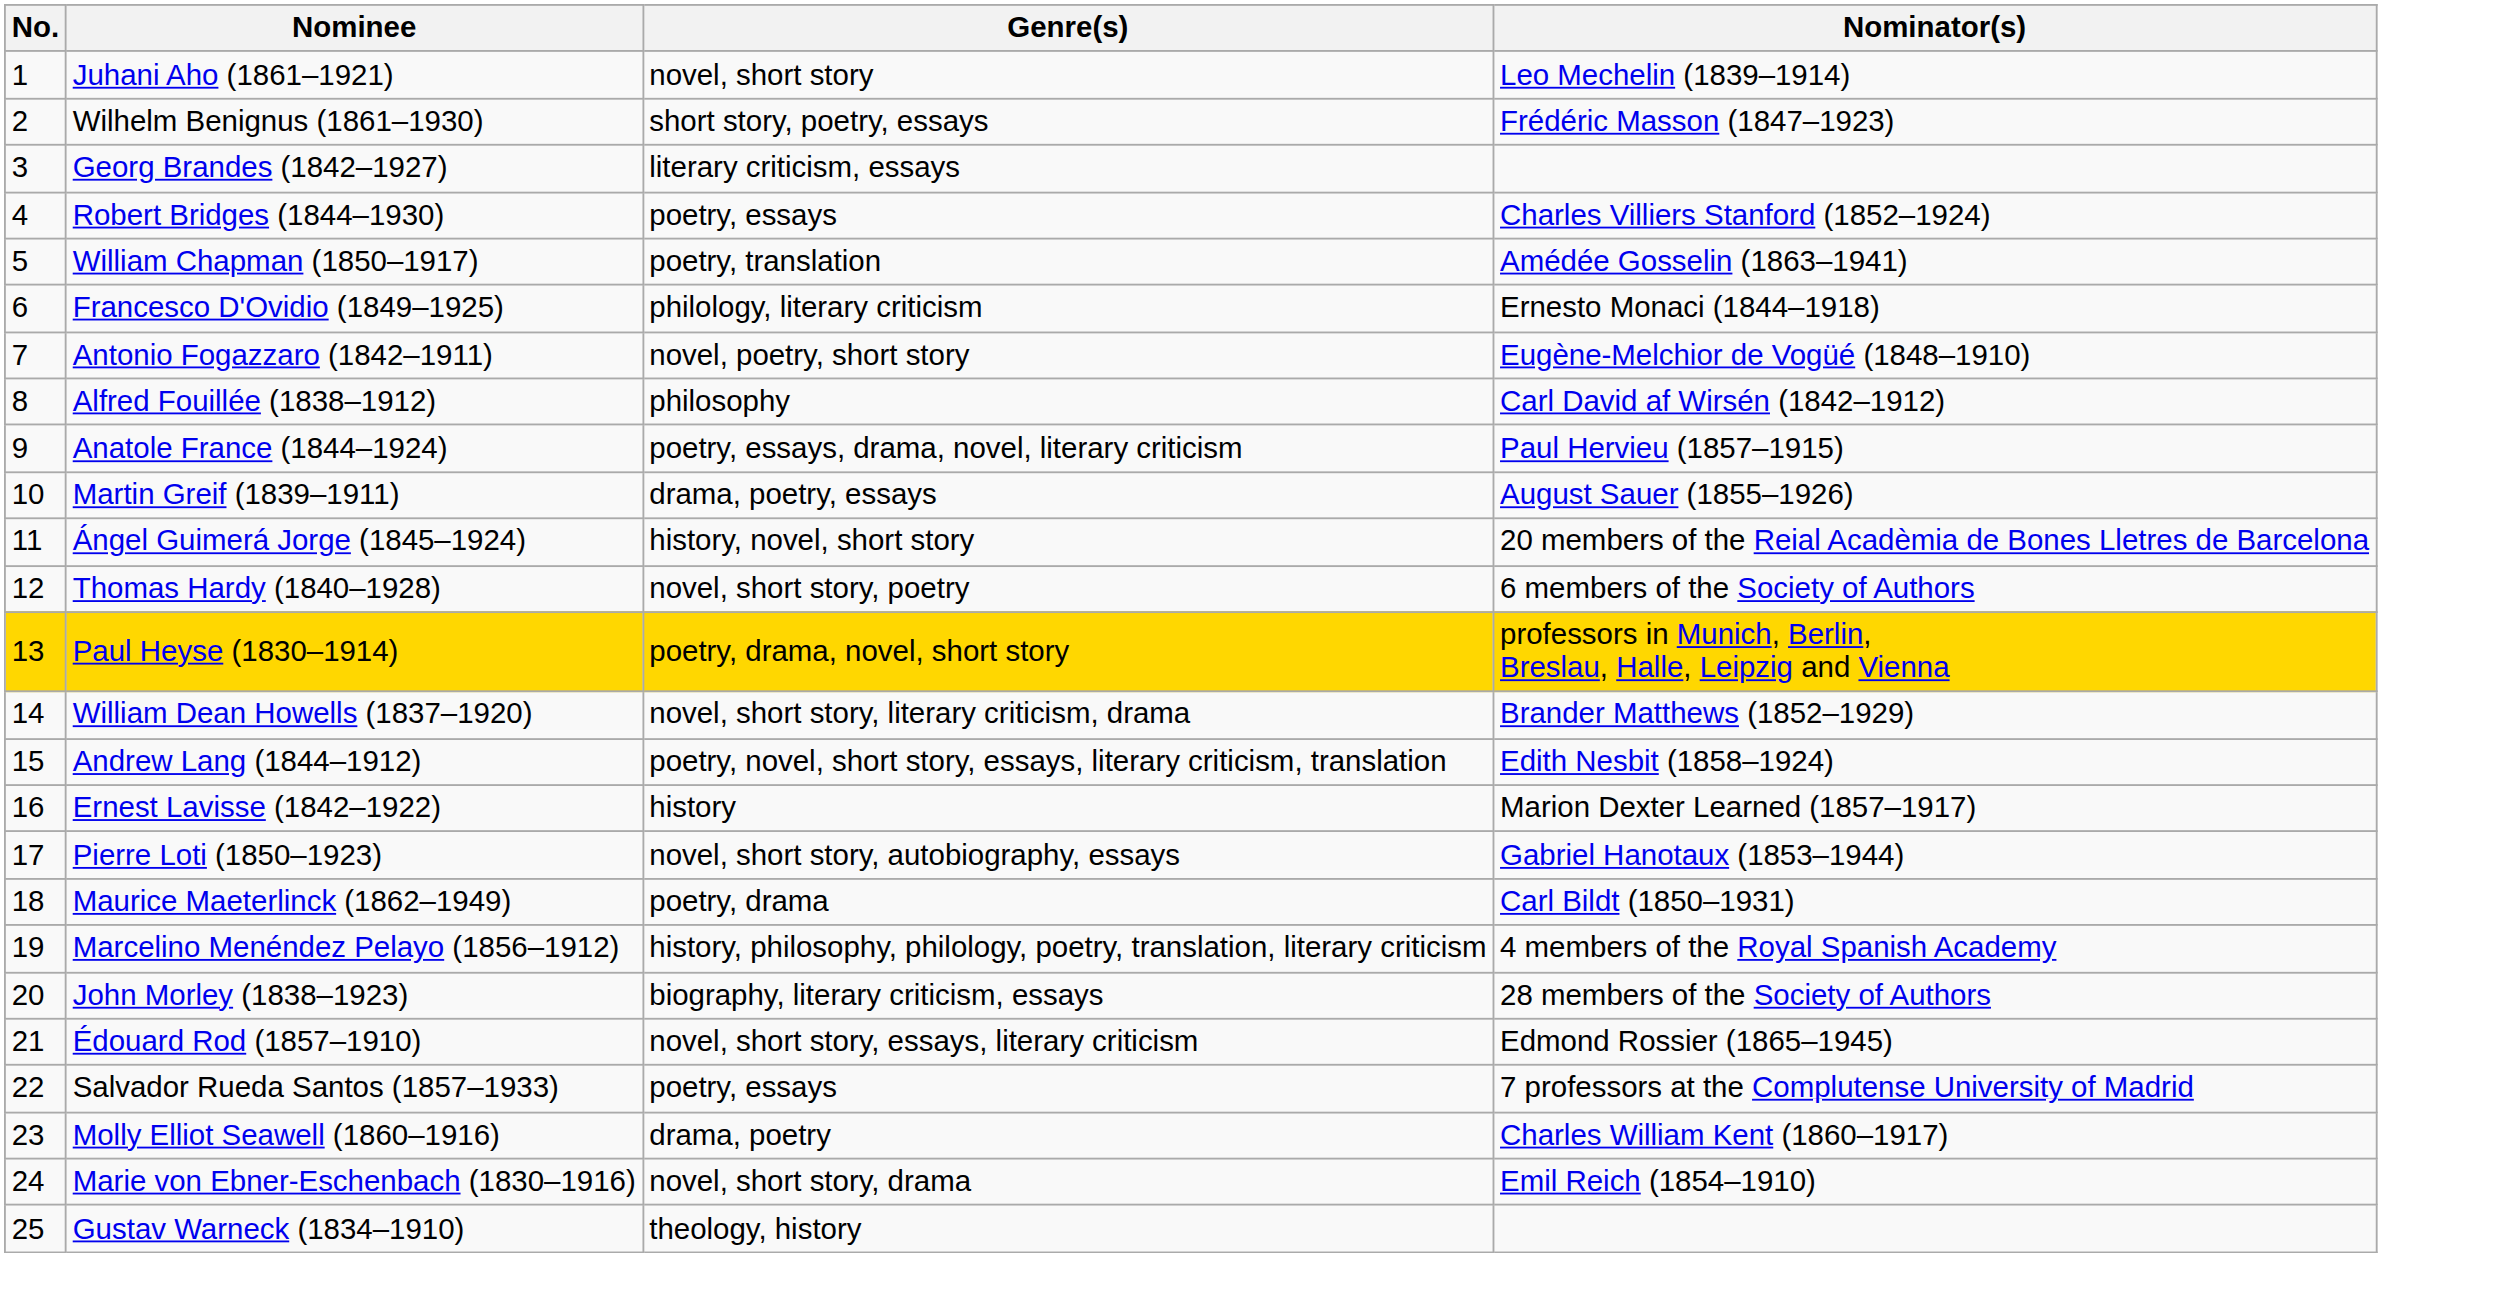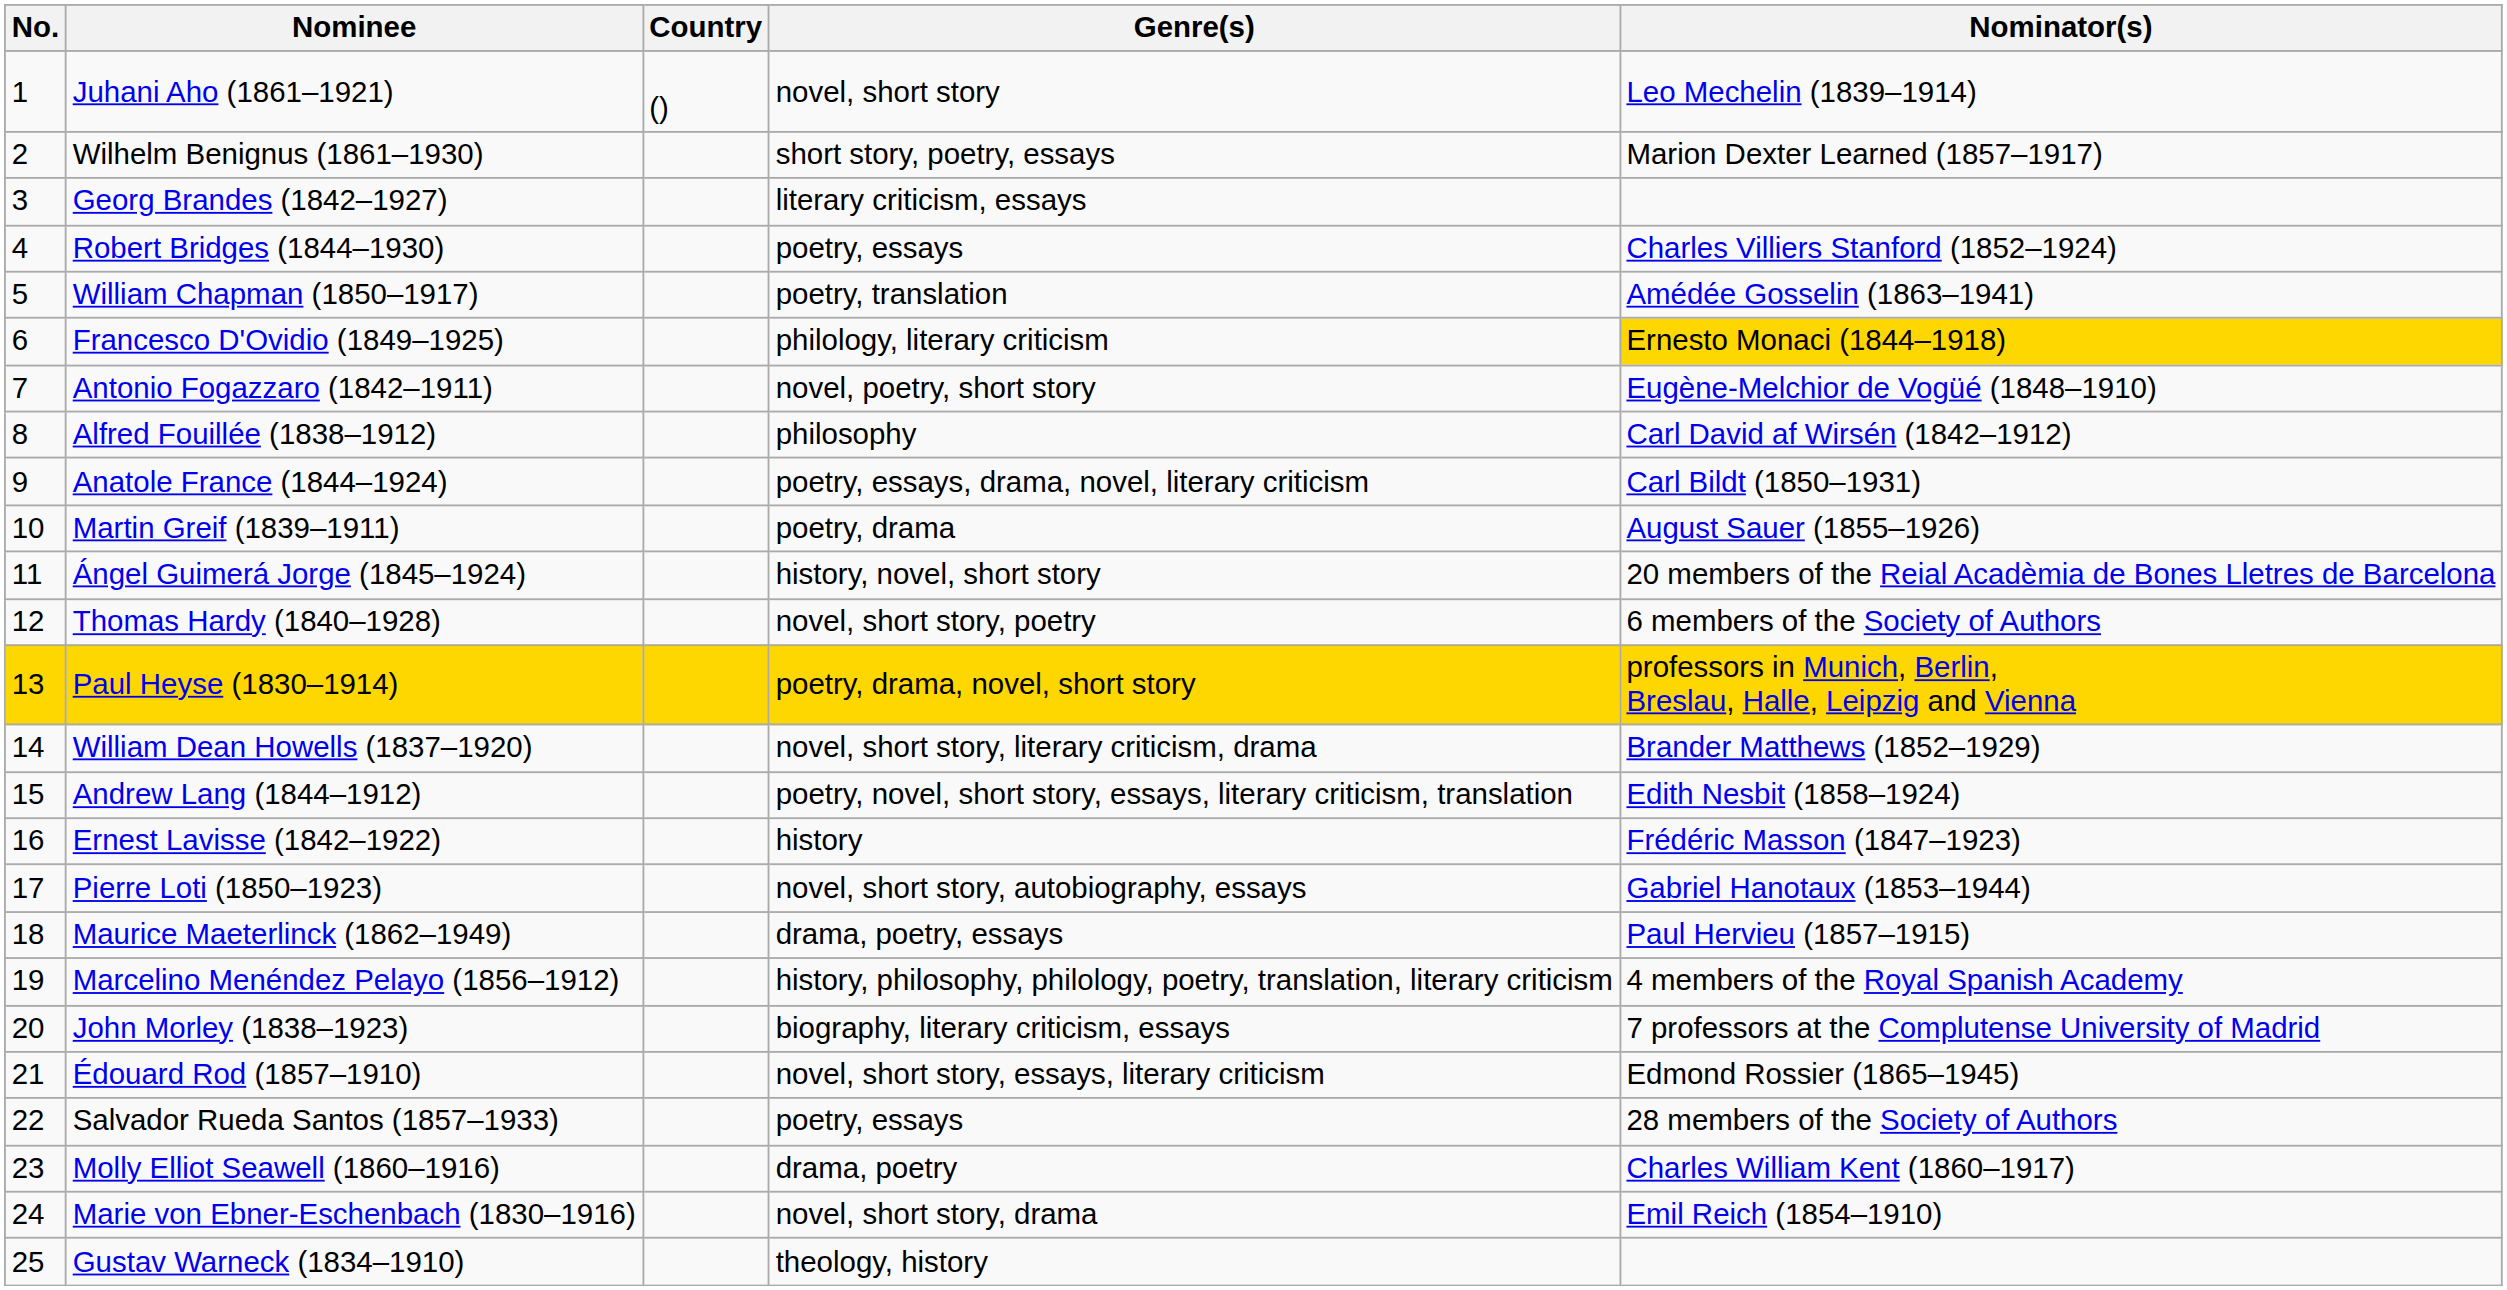+ column: (706, 27)
(1697, 121) Frédéric Masson (1847–1923) -> (1865, 154) Marion Dexter Learned (1857–1917)
(1690, 307) no background -> (1816, 341) gold background
(1672, 448) Paul Hervieu (1857–1915) -> (1774, 481) Carl Bildt (1850–1931)
(793, 494) drama, poetry, essays -> (865, 527) poetry, drama
(1738, 808) Marion Dexter Learned (1857–1917) -> (1824, 841) Frédéric Masson (1847–1923)
(739, 901) poetry, drama -> (919, 934) drama, poetry, essays
(1647, 901) Carl Bildt (1850–1931) -> (1798, 934) Paul Hervieu (1857–1915)
(1746, 994) 28 members of the Society of Authors -> (1973, 1027) 7 professors at the Complutense University of Madrid
(1847, 1088) 7 professors at the Complutense University of Madrid -> (1872, 1121) 28 members of the Society of Authors
